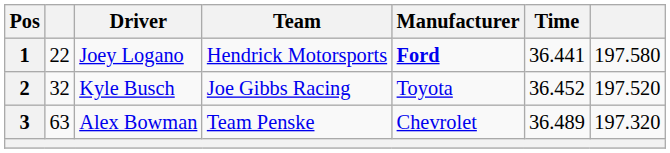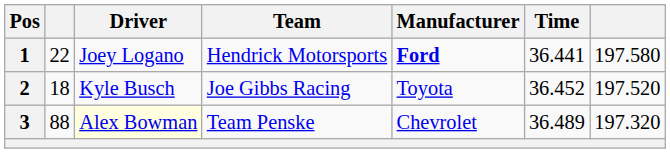(60, 88) 32 -> (60, 88) 18
(60, 122) 63 -> (60, 122) 88
(138, 122) no background -> (138, 122) lightyellow background
